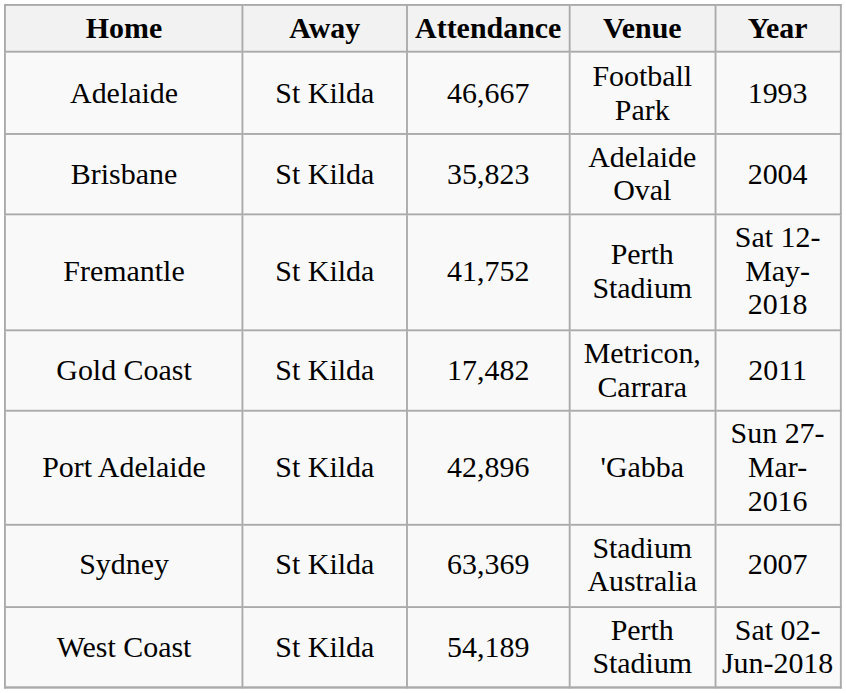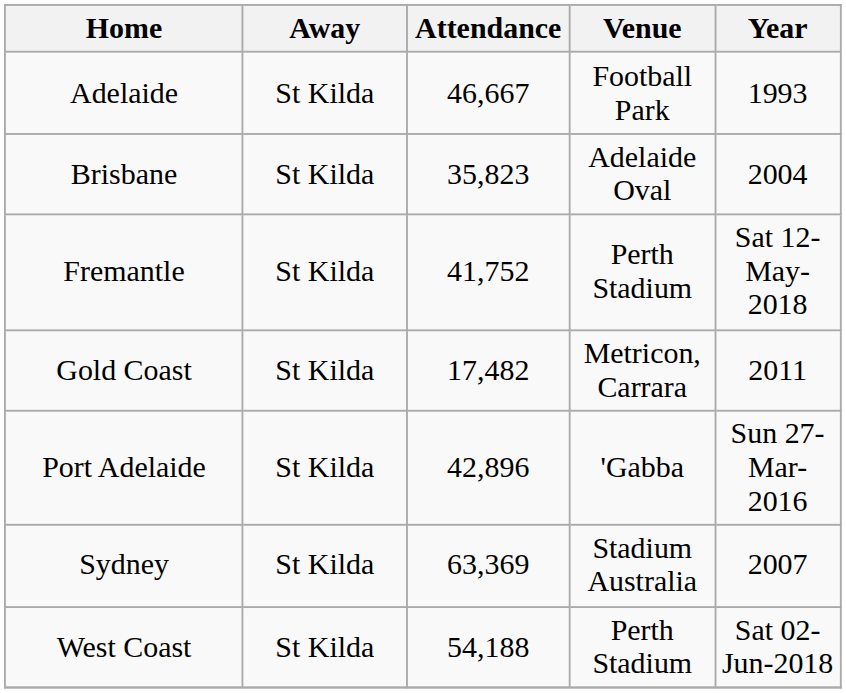(488, 646) 54,189 -> (488, 646) 54,188
